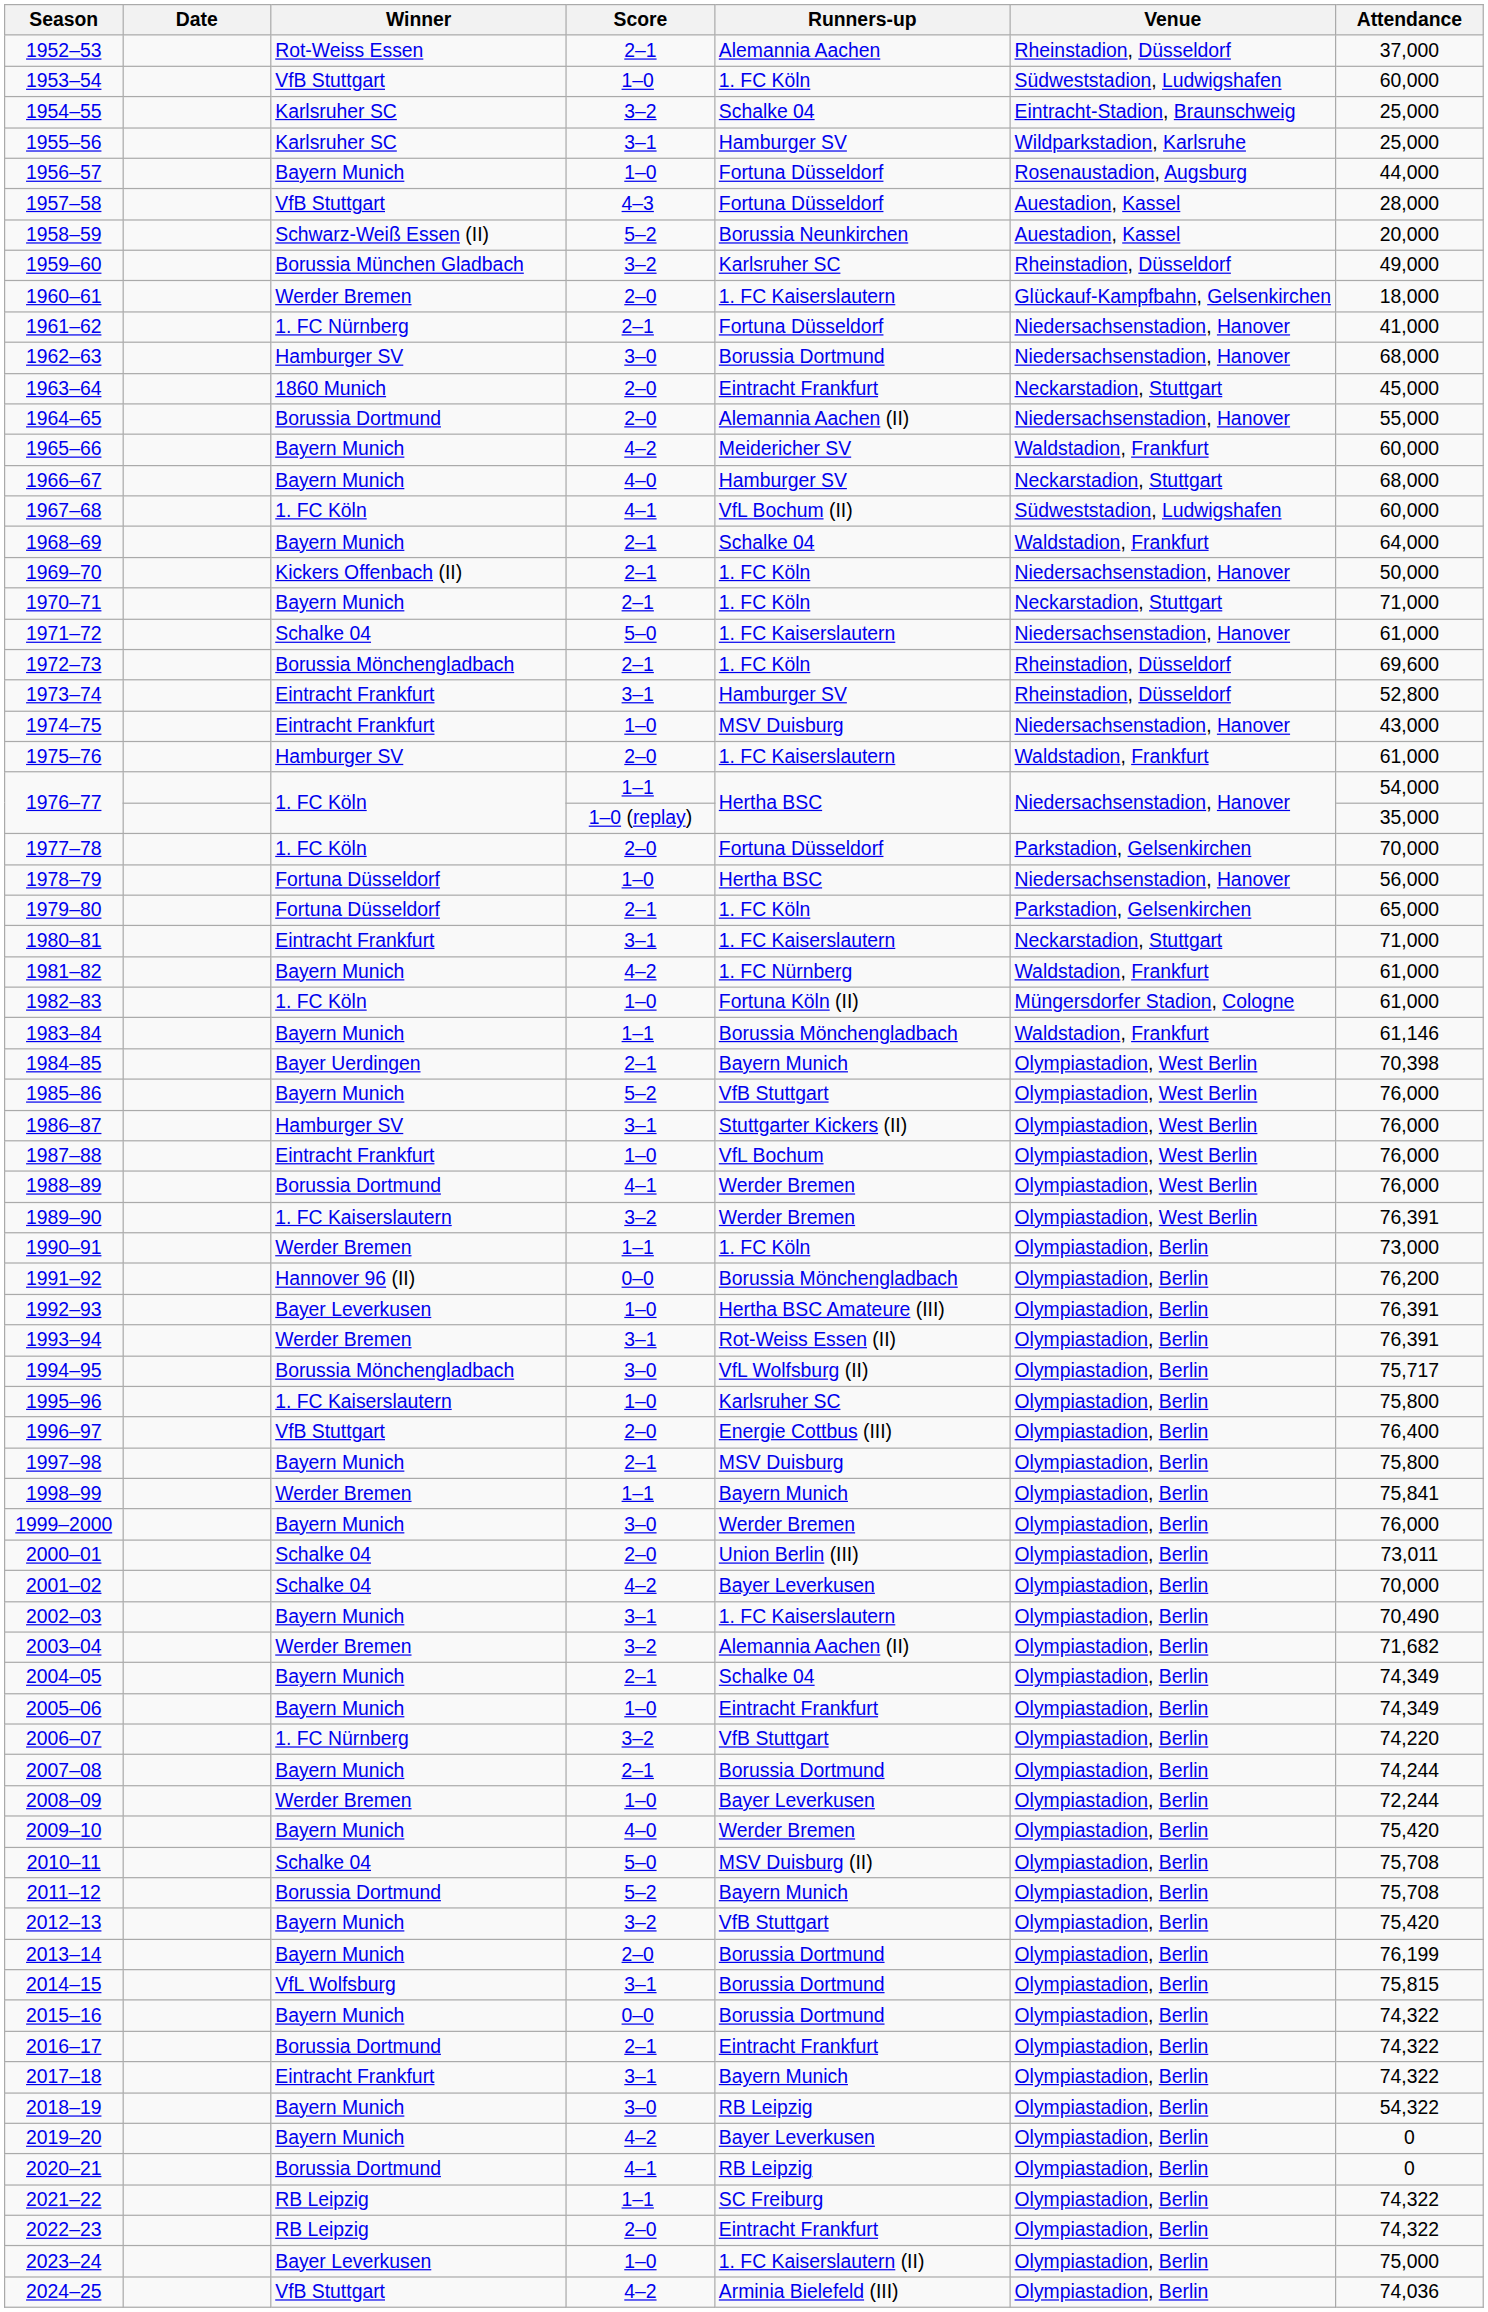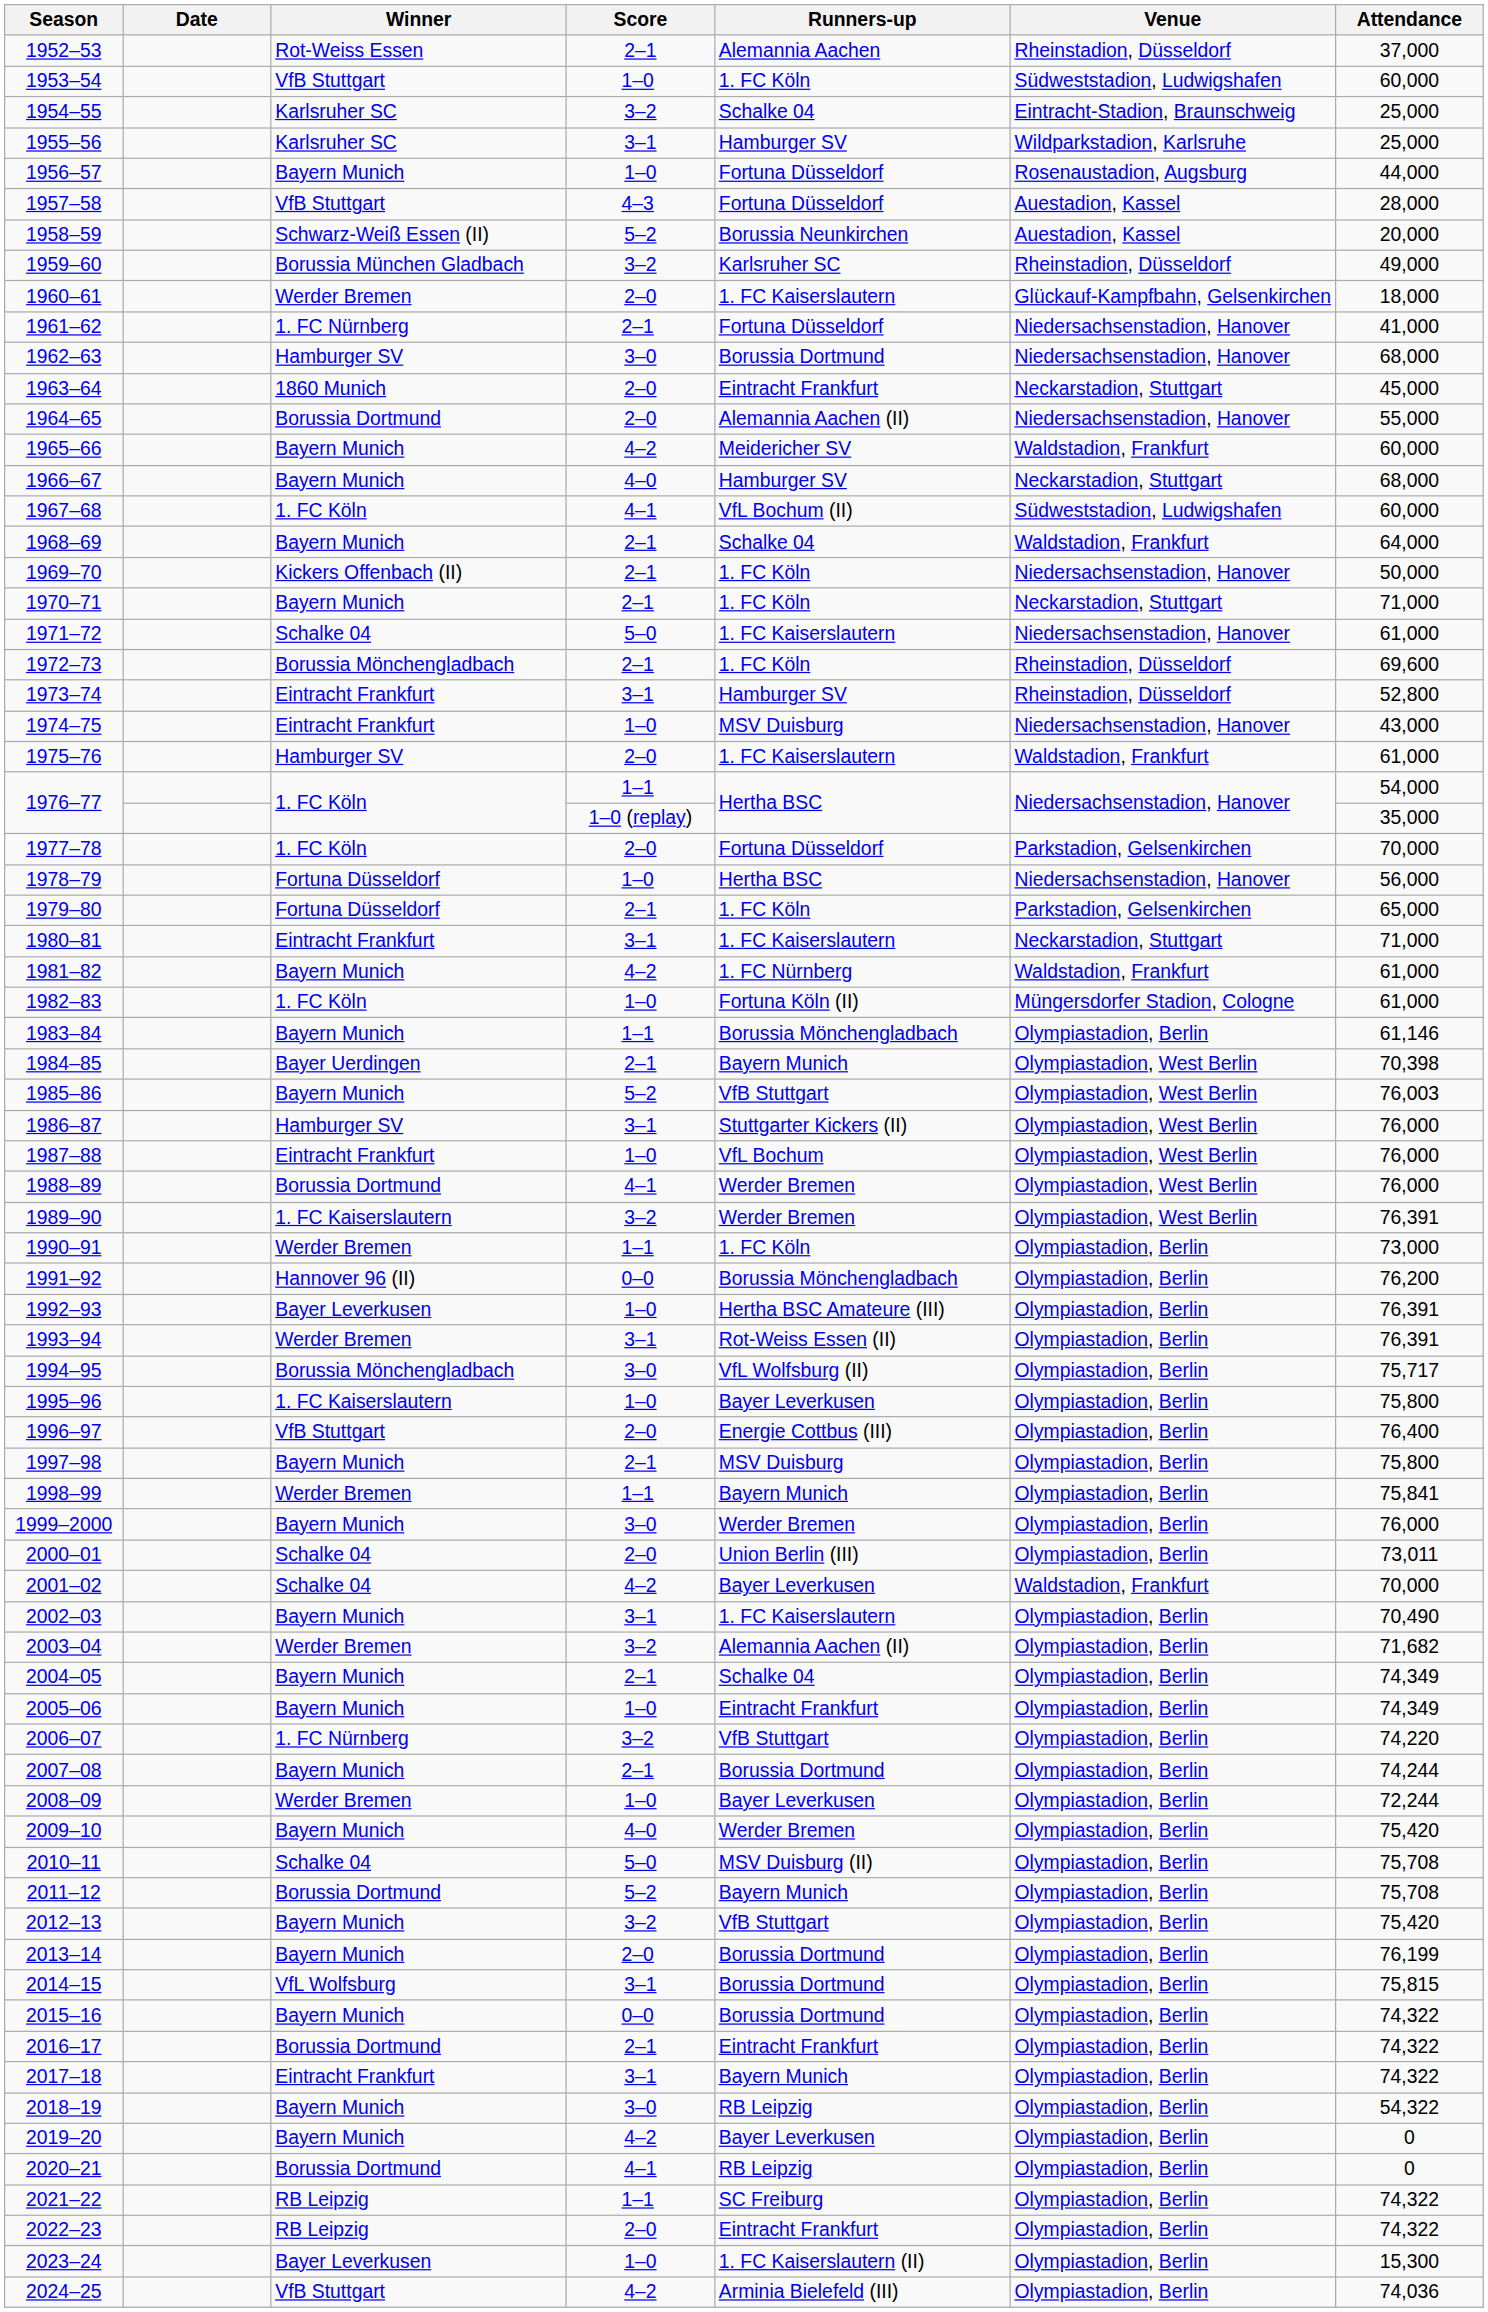(1112, 1033) Waldstadion, Frankfurt -> (1111, 1033) Olympiastadion, Berlin
(1409, 1094) 76,000 -> (1409, 1094) 76,003
(780, 1401) Karlsruher SC -> (797, 1401) Bayer Leverkusen
(1111, 1585) Olympiastadion, Berlin -> (1112, 1585) Waldstadion, Frankfurt
(1409, 2261) 75,000 -> (1409, 2261) 15,300
